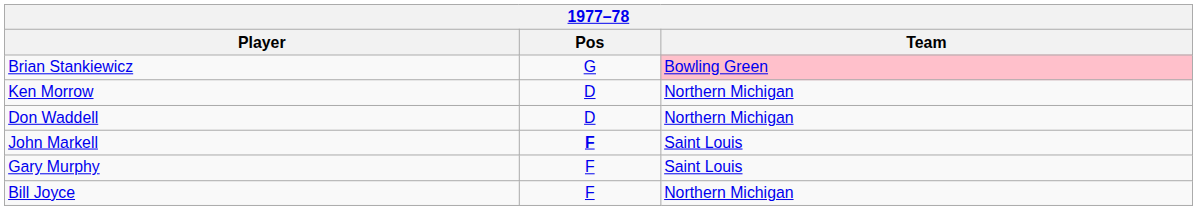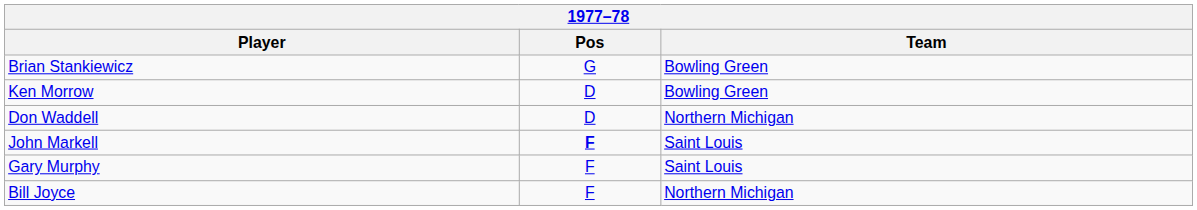(716, 67) pink background -> (716, 67) no background
(729, 92) Northern Michigan -> (716, 92) Bowling Green
